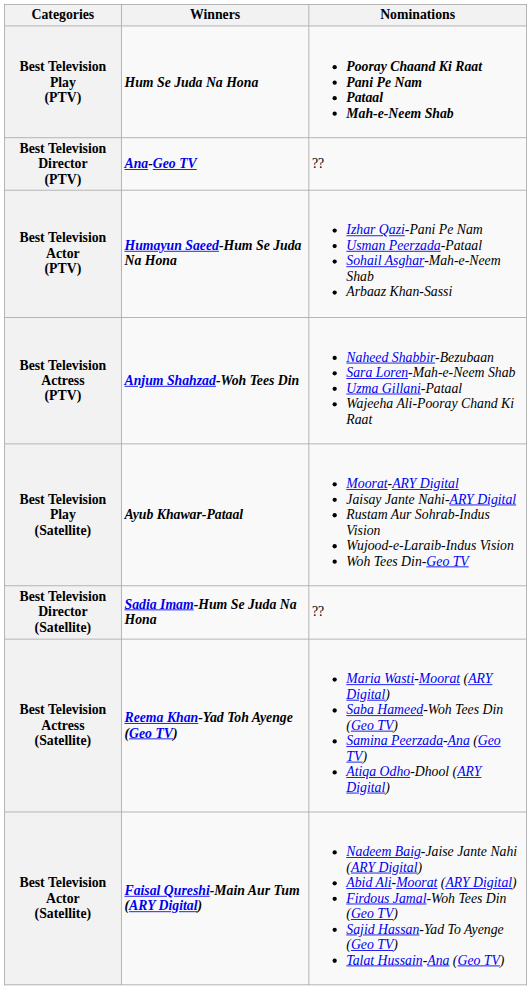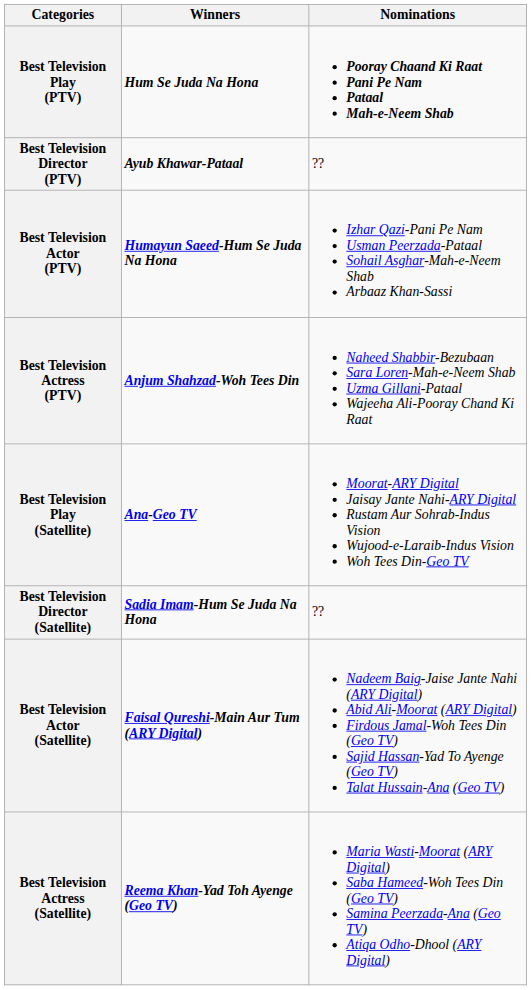(161, 163) Ana-Geo TV -> (184, 163) Ayub Khawar-Pataal
(184, 514) Ayub Khawar-Pataal -> (161, 514) Ana-Geo TV
rows swapped: (63, 898) <-> (63, 725)
